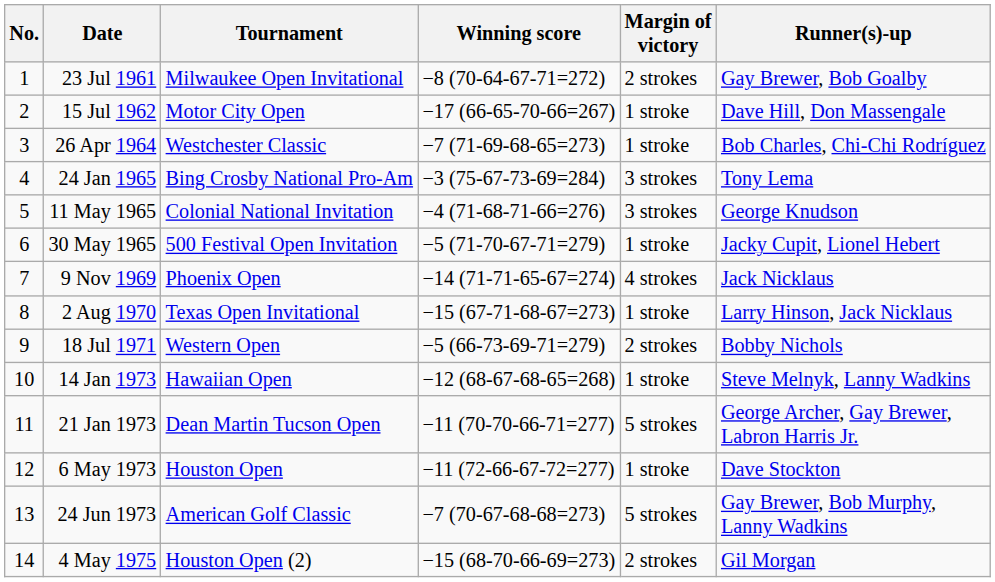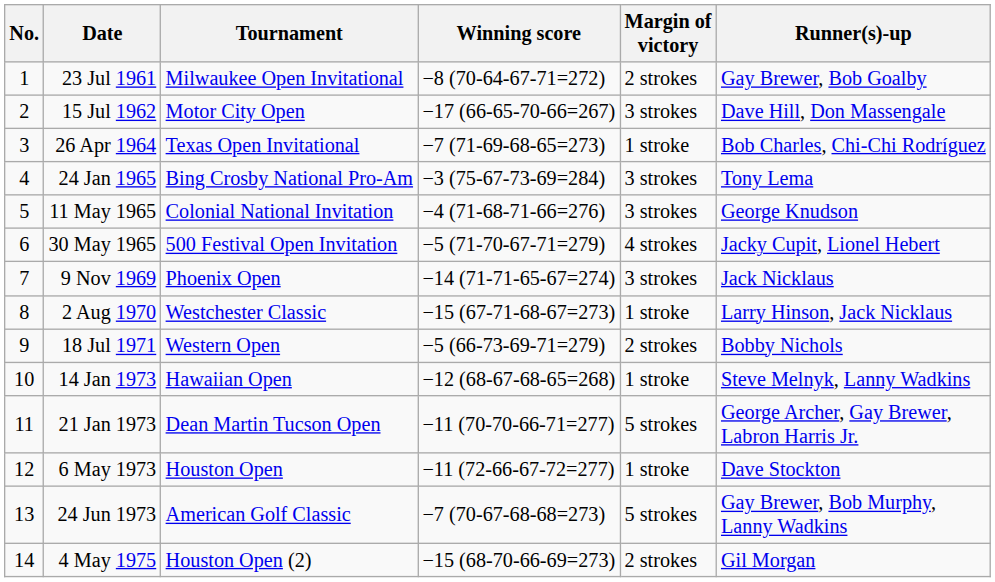(657, 111) 1 stroke -> (661, 111) 3 strokes
(246, 145) Westchester Classic -> (263, 145) Texas Open Invitational
(657, 245) 1 stroke -> (661, 245) 4 strokes
(661, 278) 4 strokes -> (661, 278) 3 strokes
(263, 311) Texas Open Invitational -> (246, 311) Westchester Classic
